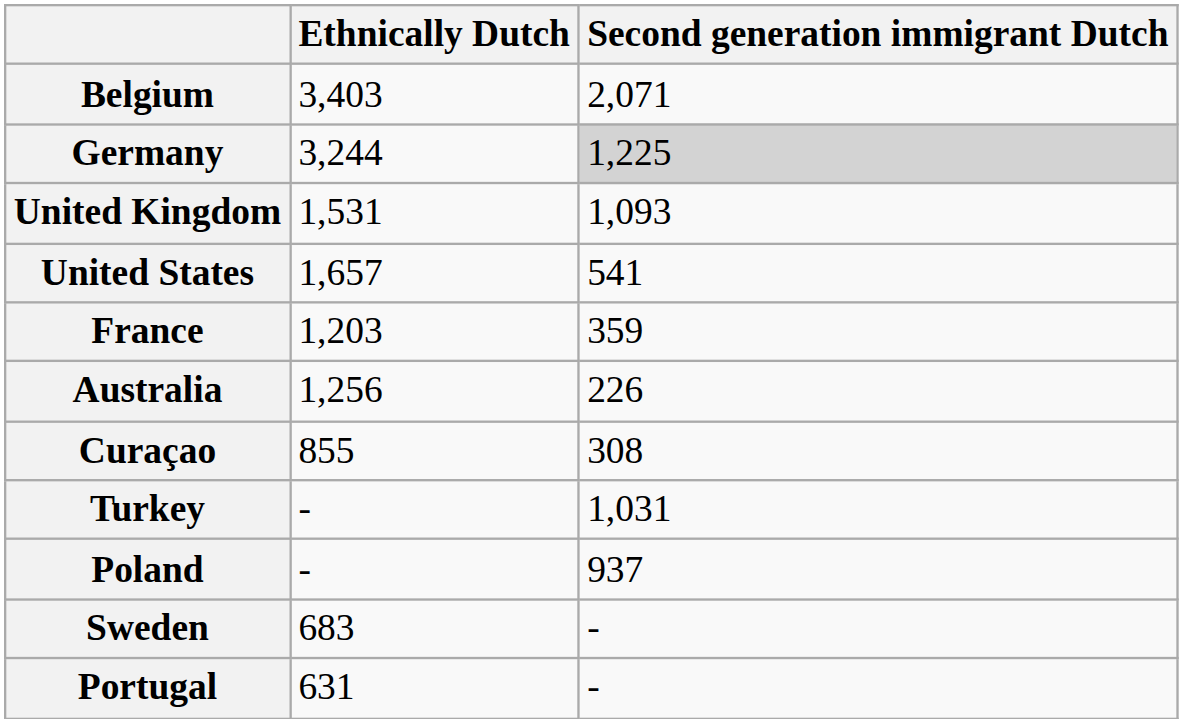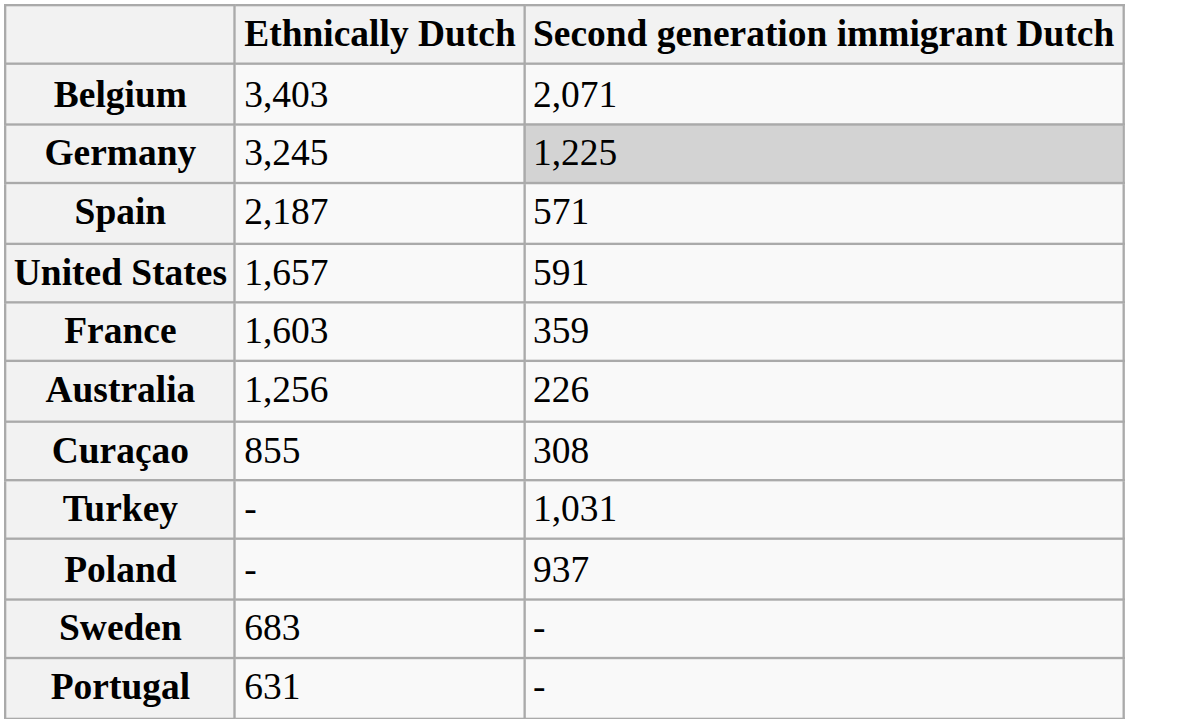(341, 152) 3,244 -> (286, 152) 3,245
+ row: (120, 212)
- row: (147, 212)
(615, 271) 541 -> (561, 271) 591
(341, 331) 1,203 -> (286, 331) 1,603
